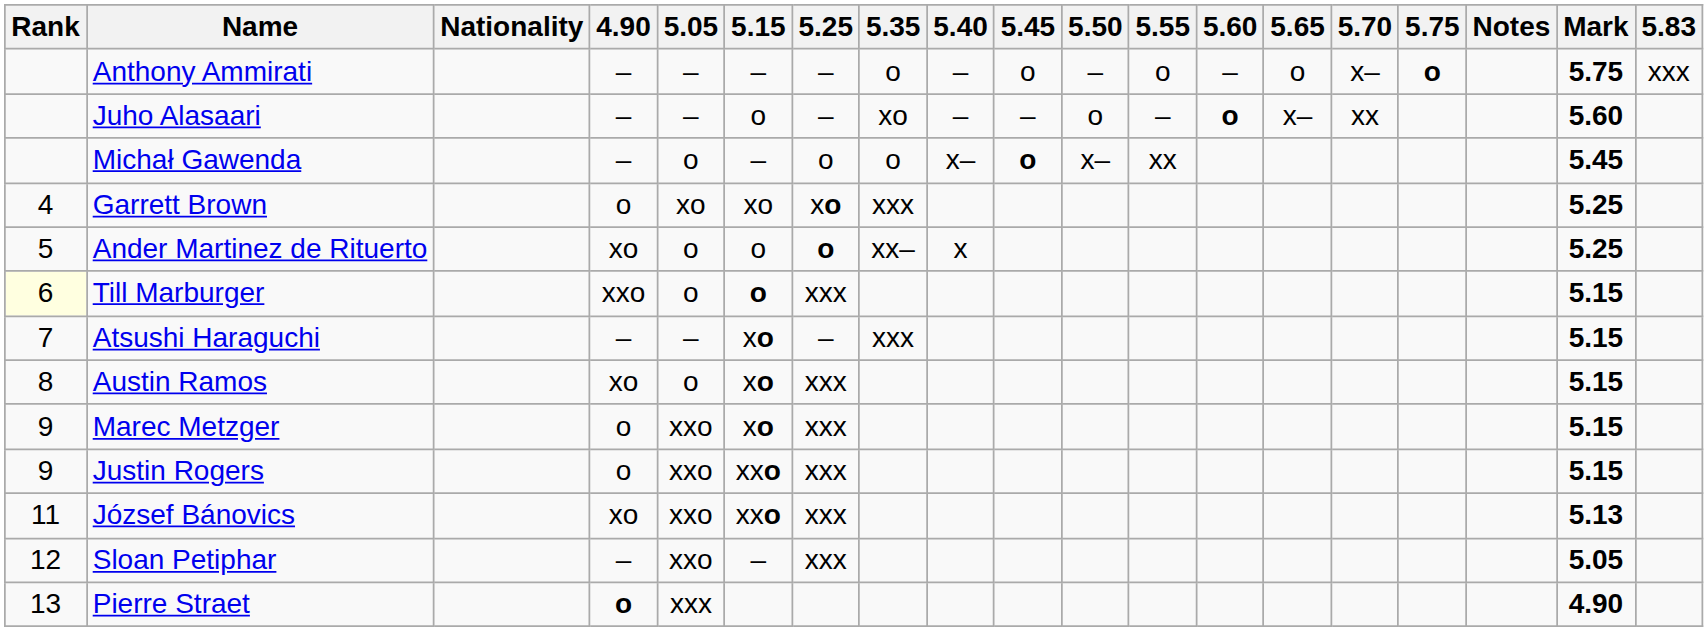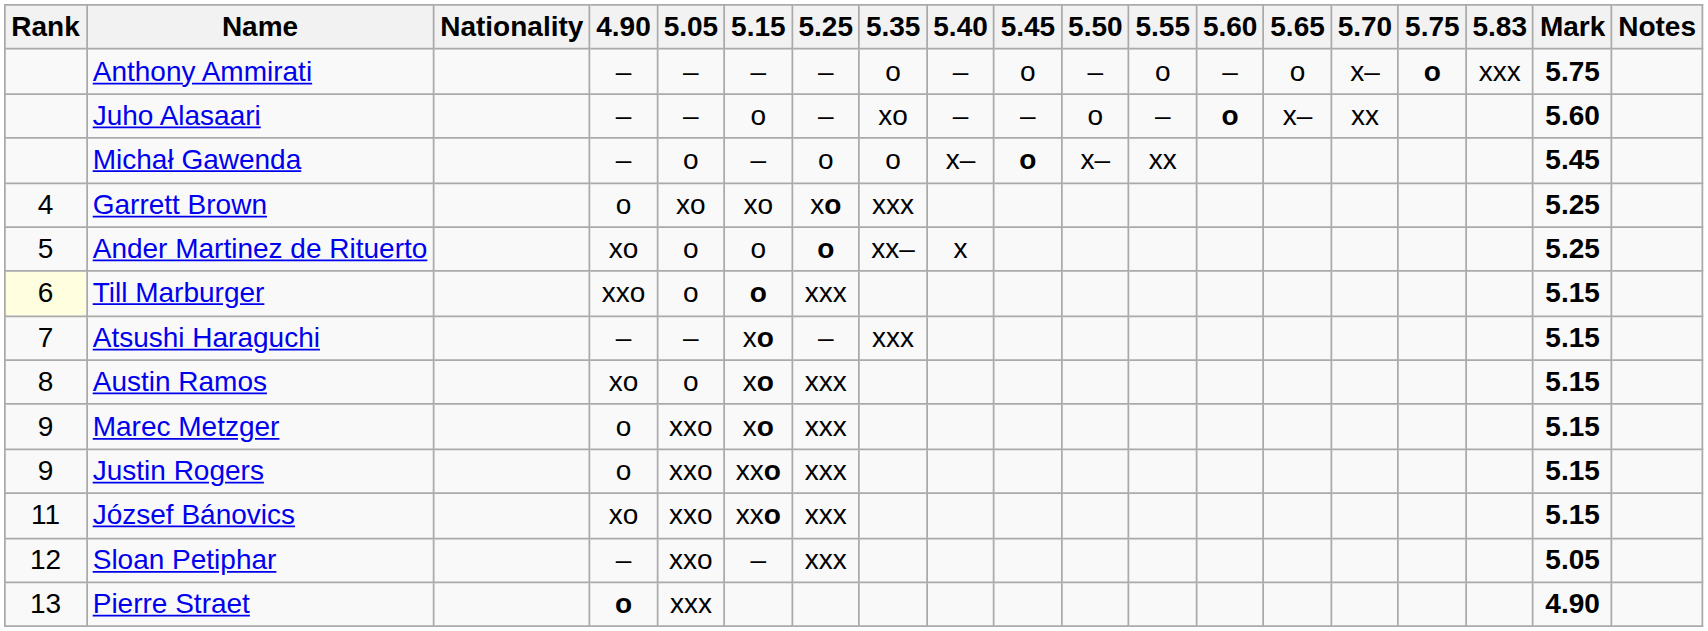columns swapped: (1669, 26) <-> (1511, 26)
(1596, 515) 5.13 -> (1573, 515) 5.15
